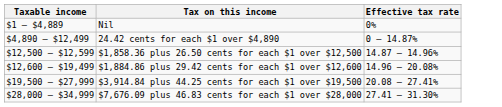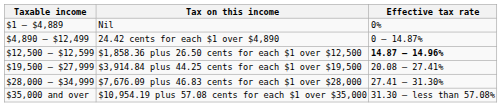(402, 53) normal -> (407, 53) bold
- row: (230, 67)
+ row: (233, 95)
